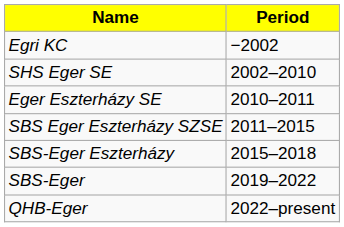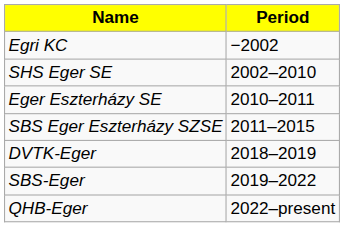- row: (91, 153)
+ row: (52, 153)
